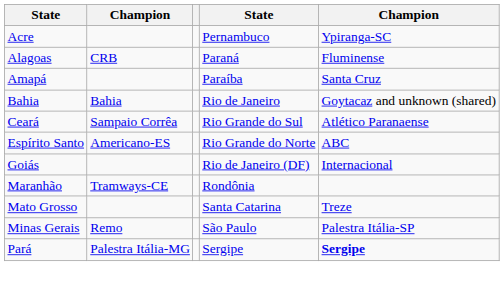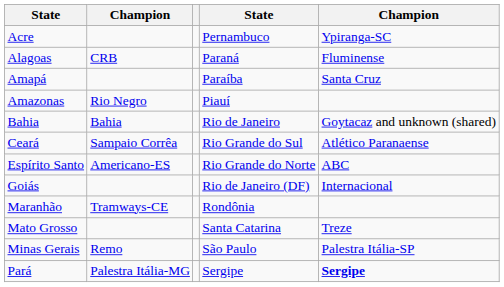+ row: (36, 100)
